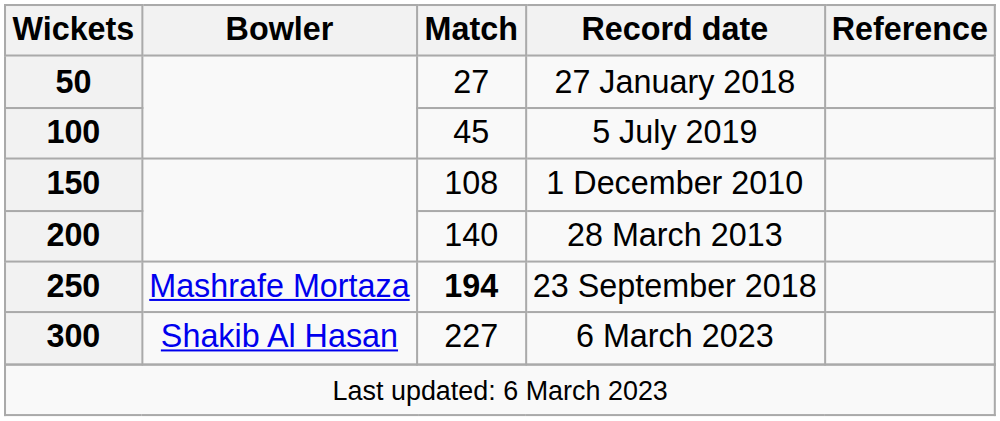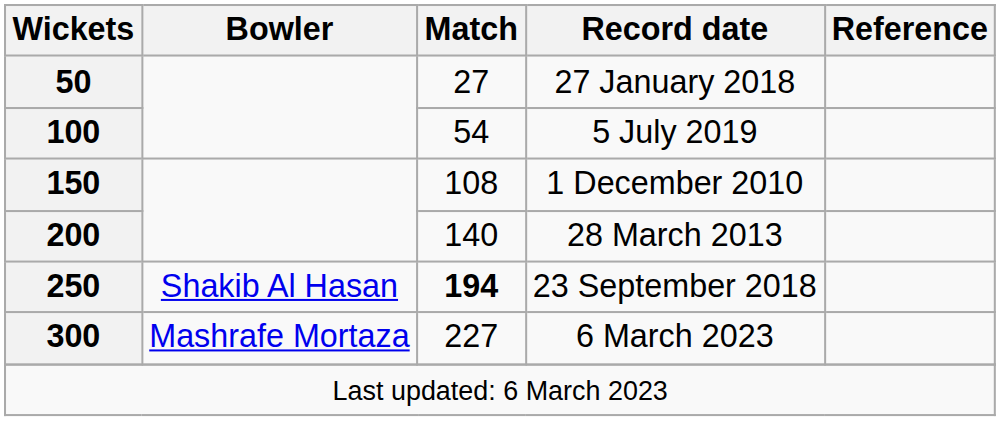(471, 132) 45 -> (471, 132) 54
(279, 286) Mashrafe Mortaza -> (279, 286) Shakib Al Hasan
(279, 337) Shakib Al Hasan -> (279, 337) Mashrafe Mortaza
